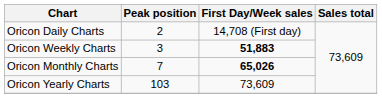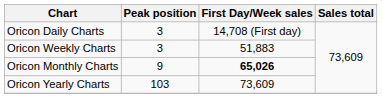(160, 31) 2 -> (160, 31) 3
(257, 48) bold -> (257, 48) normal
(160, 66) 7 -> (160, 66) 9
